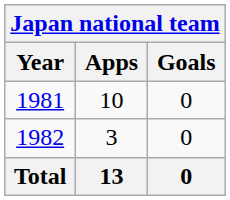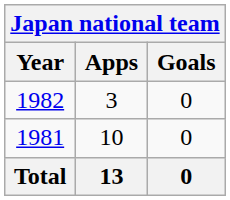rows swapped: (40, 99) <-> (40, 137)
